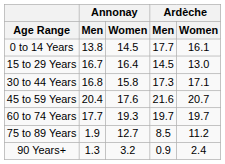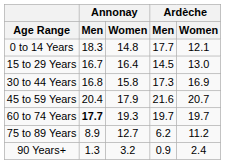(92, 47) 13.8 -> (92, 47) 18.3
(128, 47) 14.5 -> (128, 47) 14.8
(199, 47) 16.1 -> (199, 47) 12.1
(199, 82) 17.1 -> (199, 82) 16.9
(128, 99) 17.6 -> (128, 99) 17.9
(92, 116) normal -> (92, 116) bold
(92, 133) 1.9 -> (92, 133) 8.9
(163, 133) 8.5 -> (163, 133) 6.2
